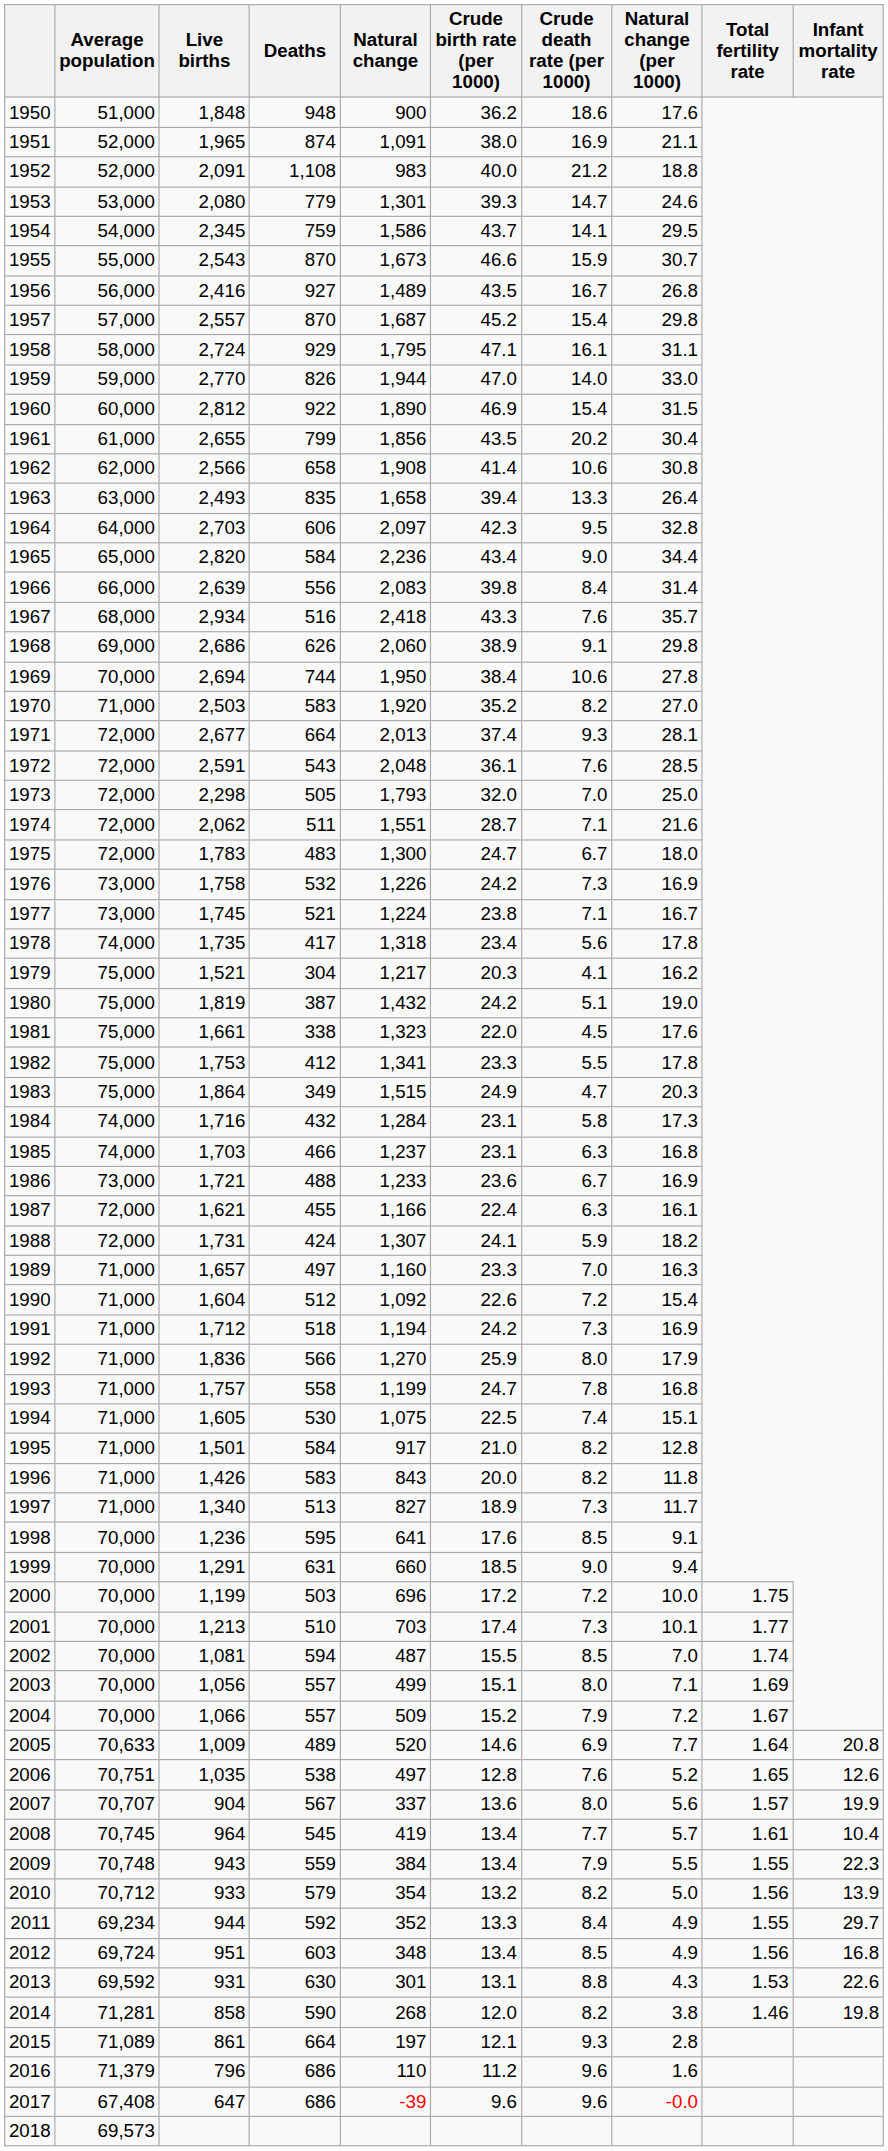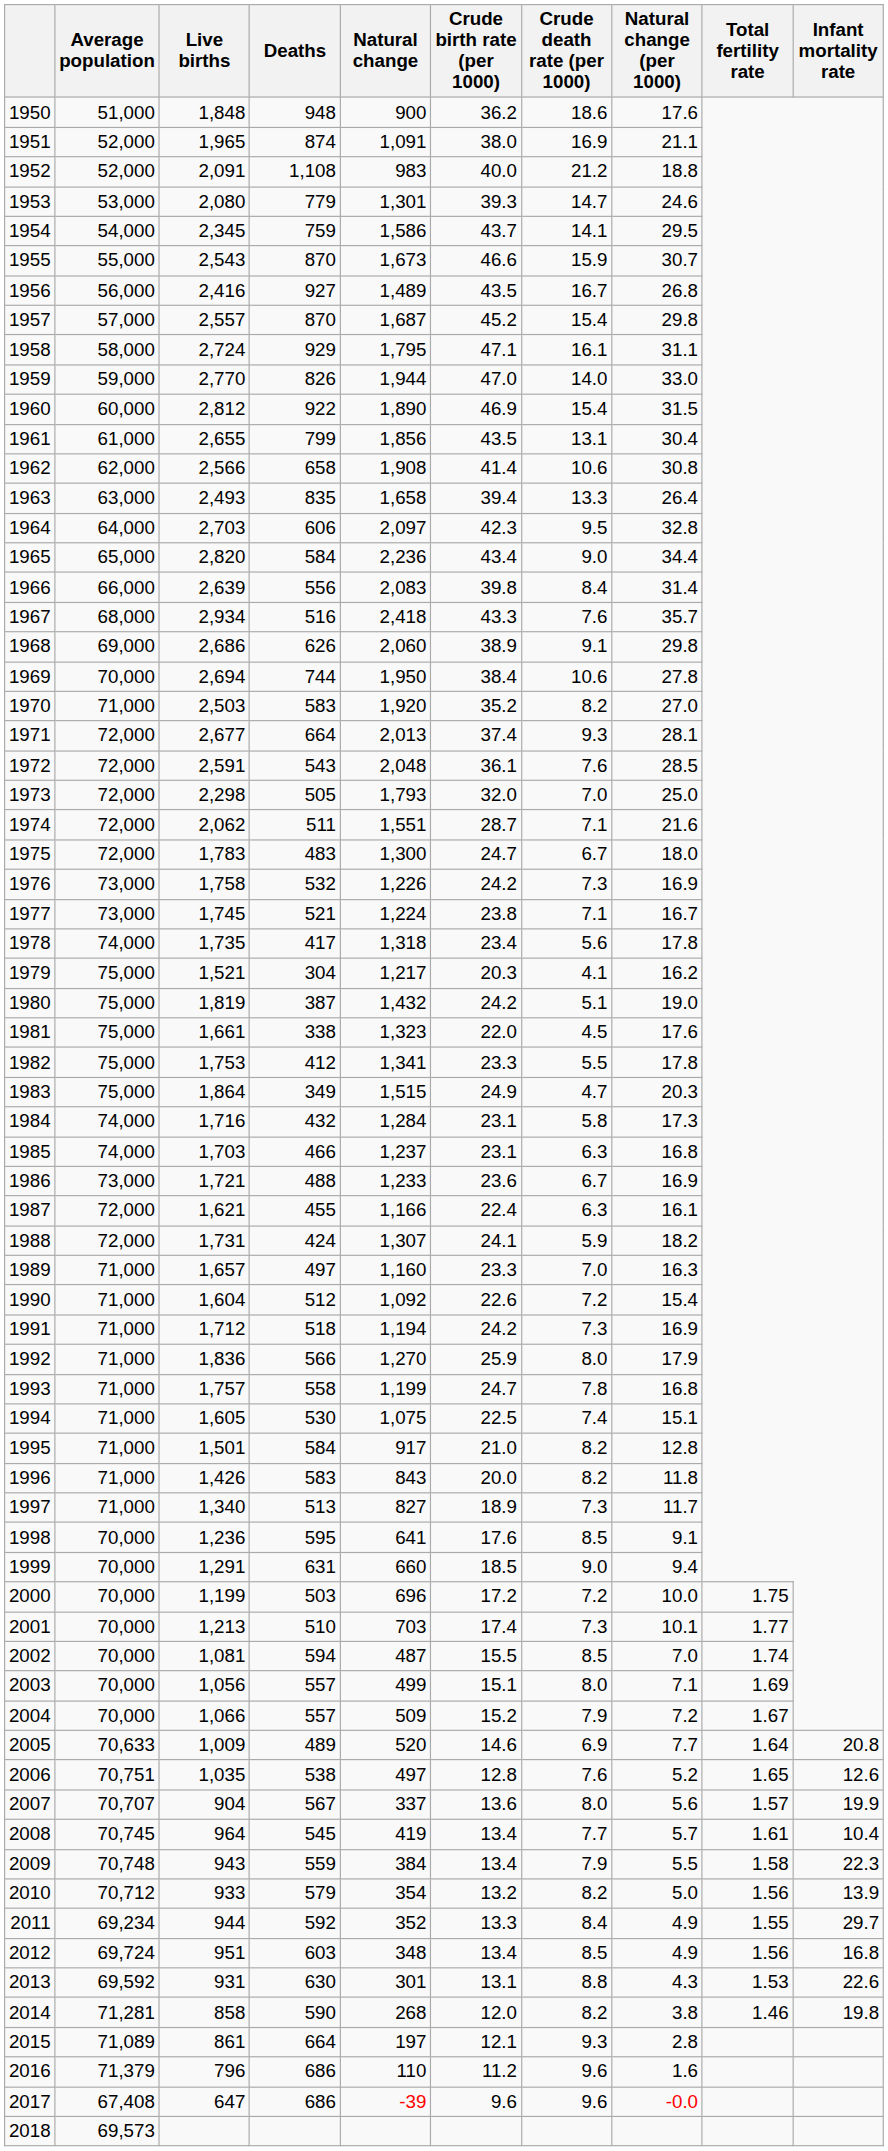(589, 438) 20.2 -> (589, 438) 13.1
(770, 1863) 1.55 -> (770, 1863) 1.58
